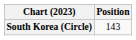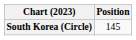(113, 27) 143 -> (113, 27) 145
